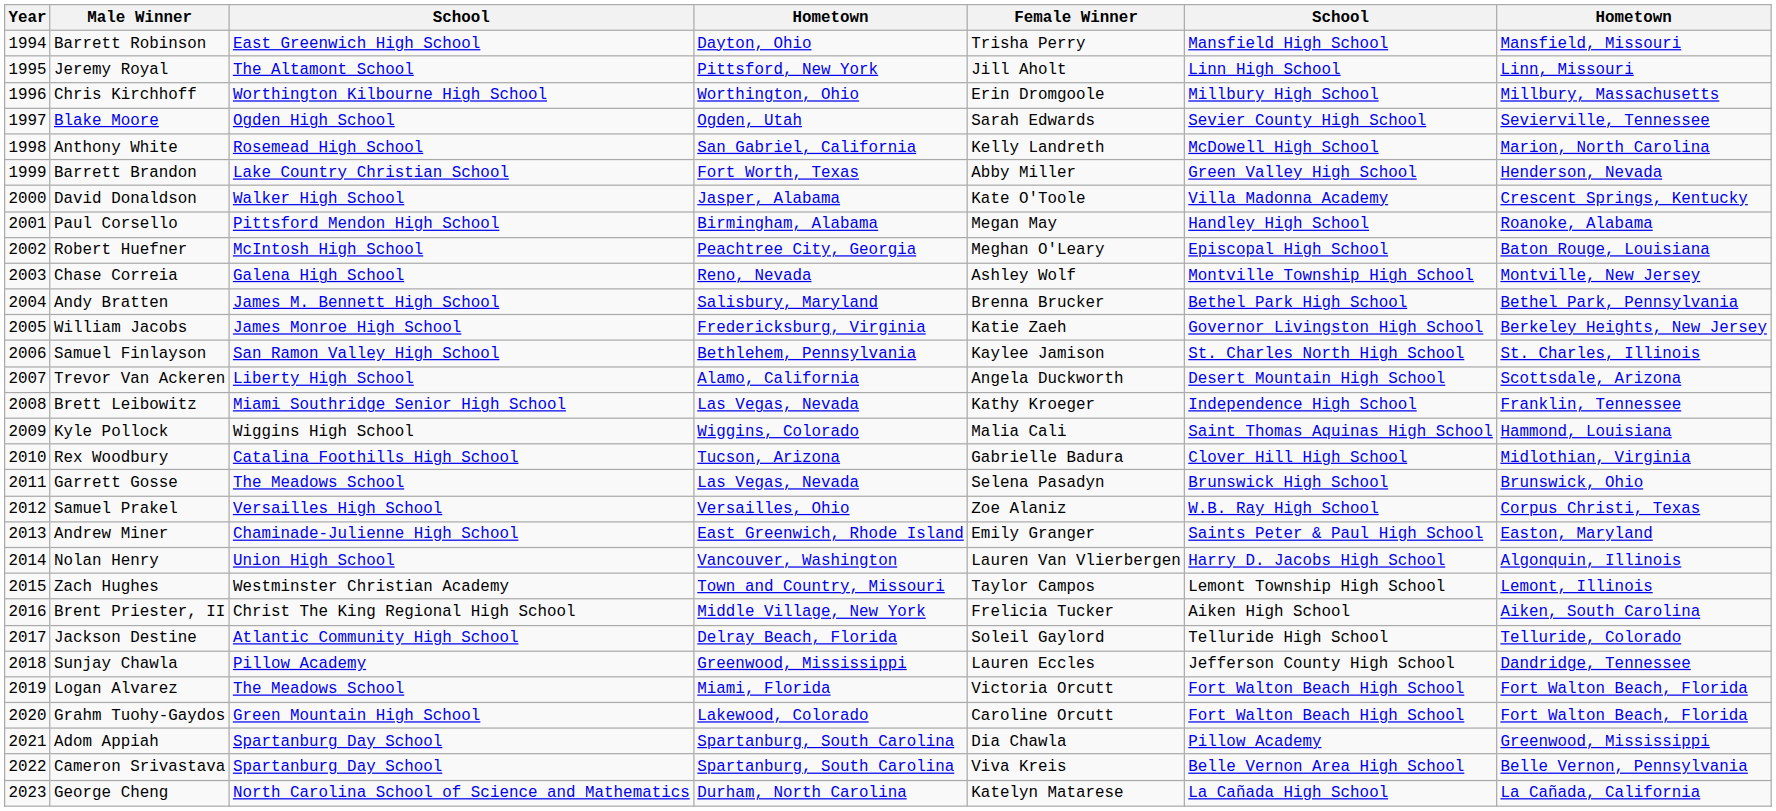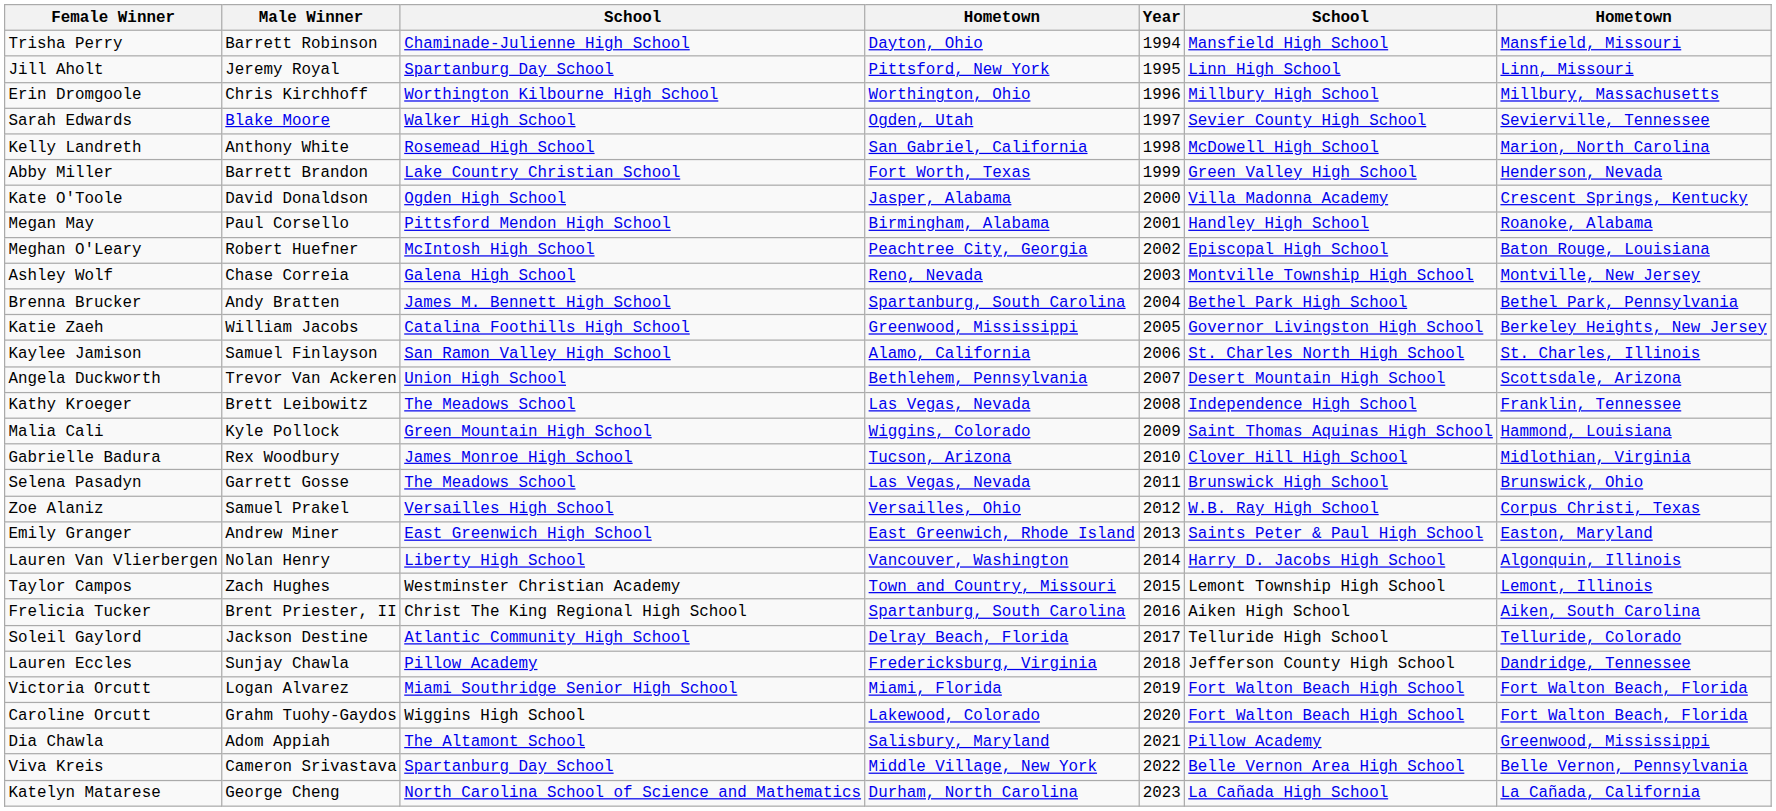columns swapped: (27, 18) <-> (1076, 18)
(357, 43) East Greenwich High School -> (547, 43) Chaminade-Julienne High School
(323, 69) The Altamont School -> (509, 69) Spartanburg Day School
(314, 121) Ogden High School -> (490, 121) Walker High School
(319, 198) Walker High School -> (485, 198) Ogden High School
(788, 302) Salisbury, Maryland -> (997, 302) Spartanburg, South Carolina
(347, 328) James Monroe High School -> (547, 328) Catalina Foothills High School
(812, 328) Fredericksburg, Virginia -> (973, 328) Greenwood, Mississippi
(807, 354) Bethlehem, Pennsylvania -> (950, 354) Alamo, California
(323, 379) Liberty High School -> (485, 379) Union High School
(778, 379) Alamo, California -> (978, 379) Bethlehem, Pennsylvania
(399, 405) Miami Southridge Senior High School -> (490, 405) The Meadows School
(323, 431) Wiggins High School -> (528, 431) Green Mountain High School
(376, 457) Catalina Foothills High School -> (518, 457) James Monroe High School
(376, 535) Chaminade-Julienne High School -> (528, 535) East Greenwich High School
(314, 560) Union High School -> (495, 560) Liberty High School
(812, 612) Middle Village, New York -> (997, 612) Spartanburg, South Carolina
(802, 664) Greenwood, Mississippi -> (983, 664) Fredericksburg, Virginia
(319, 690) The Meadows School -> (571, 690) Miami Southridge Senior High School
(357, 715) Green Mountain High School -> (495, 715) Wiggins High School
(338, 741) Spartanburg Day School -> (495, 741) The Altamont School
(826, 741) Spartanburg, South Carolina -> (959, 741) Salisbury, Maryland
(826, 767) Spartanburg, South Carolina -> (983, 767) Middle Village, New York
